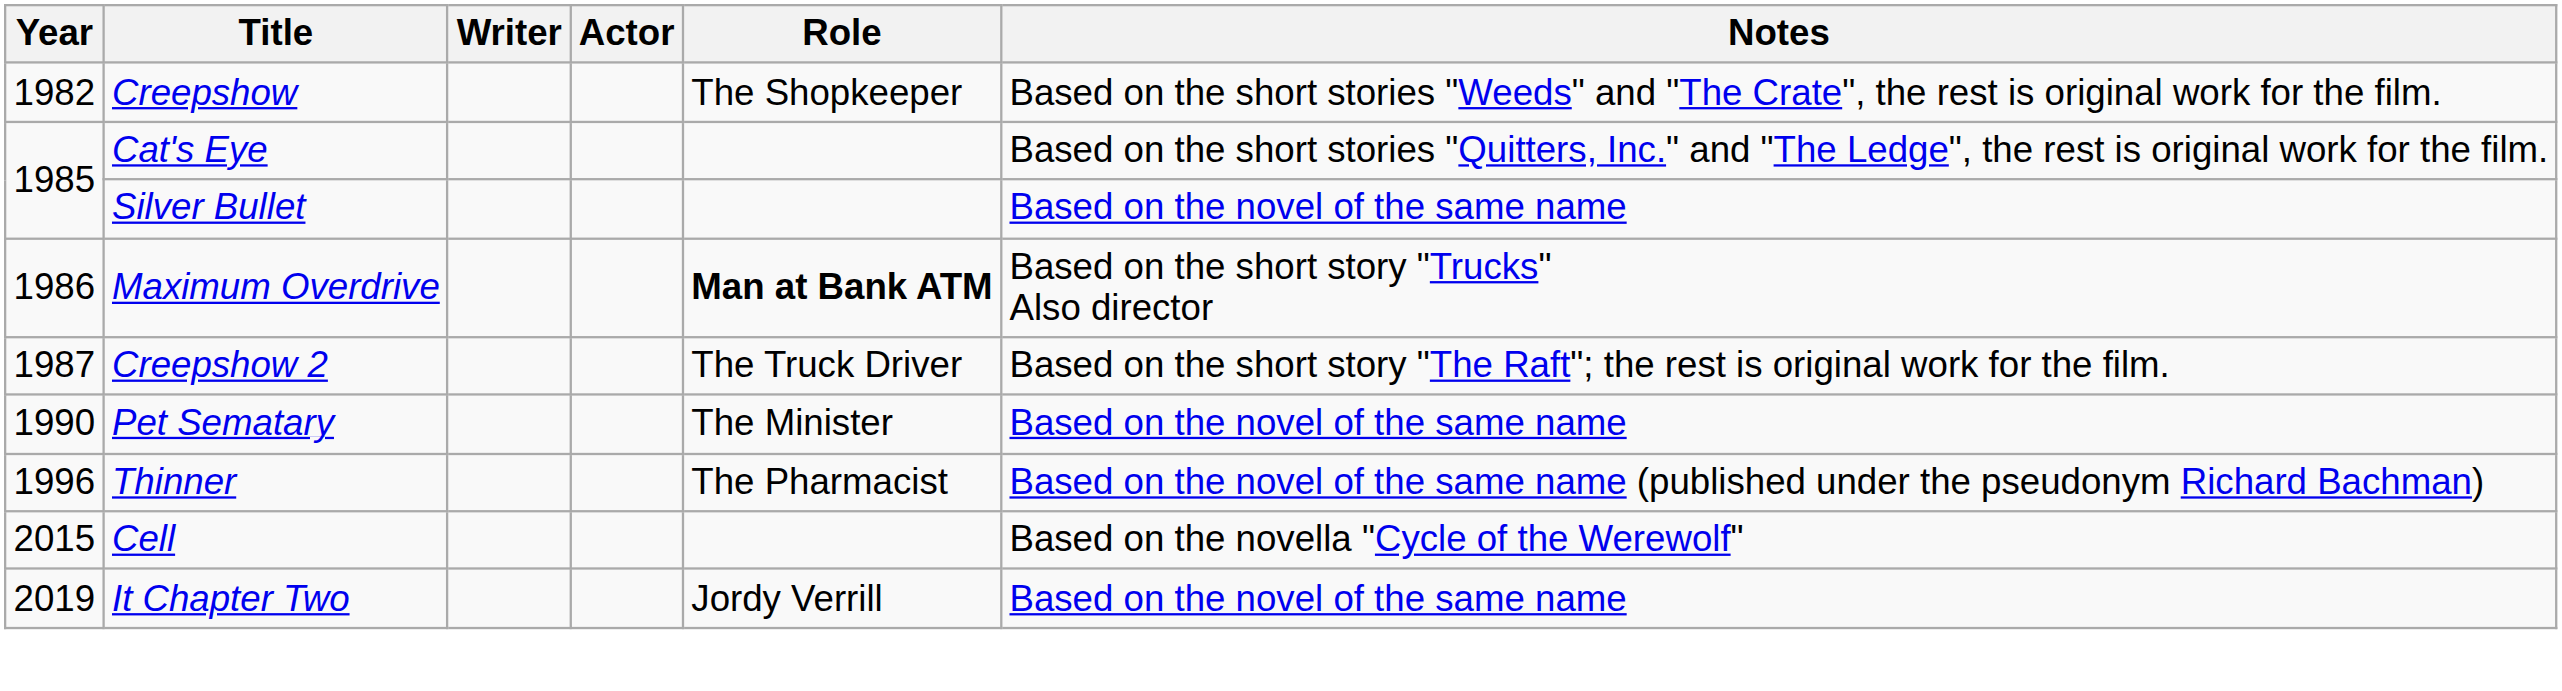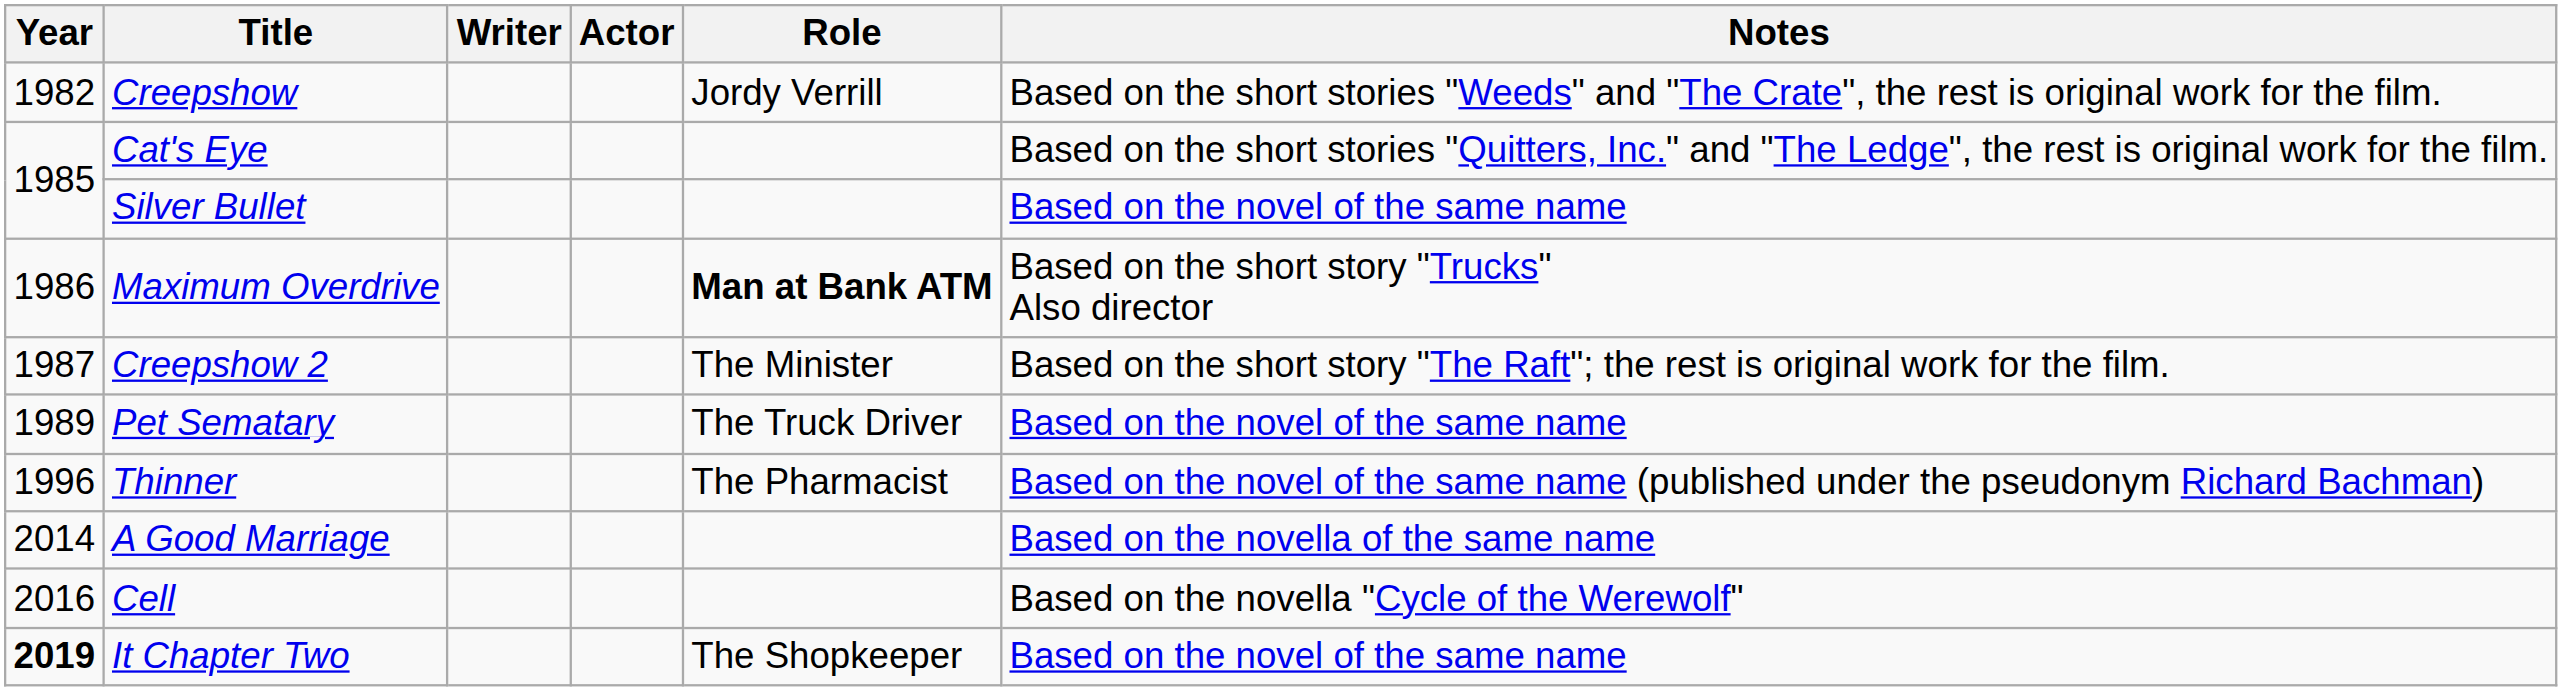(827, 91) The Shopkeeper -> (787, 91) Jordy Verrill
(827, 365) The Truck Driver -> (792, 365) The Minister
(54, 423) 1990 -> (54, 423) 1989
(792, 423) The Minister -> (827, 423) The Truck Driver
+ row: (251, 539)
(54, 539) 2015 -> (54, 597) 2016
(54, 597) normal -> (54, 655) bold
(787, 597) Jordy Verrill -> (827, 655) The Shopkeeper
